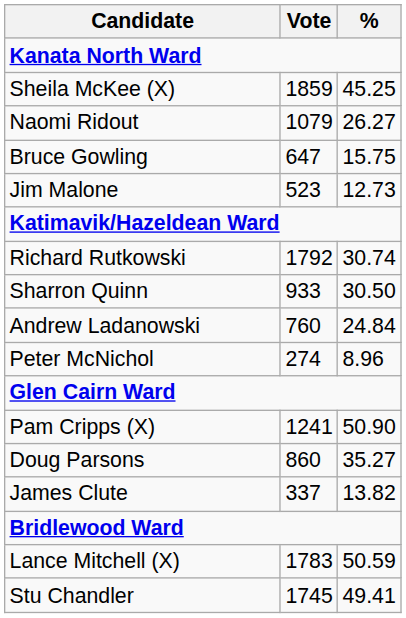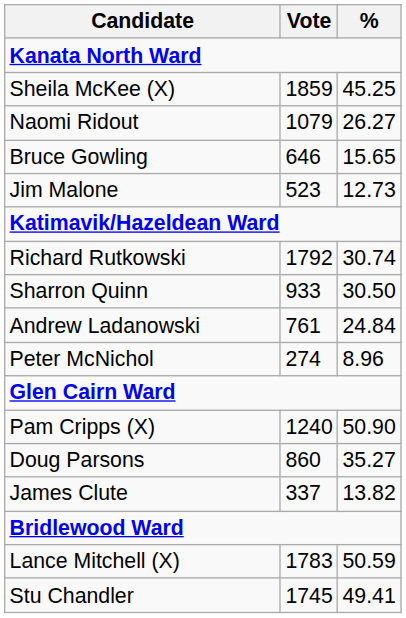(303, 156) 647 -> (303, 156) 646
(369, 156) 15.75 -> (369, 156) 15.65
(303, 325) 760 -> (303, 325) 761
(309, 426) 1241 -> (309, 426) 1240
